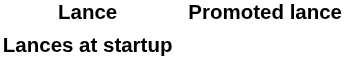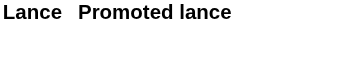- row: (88, 45)
